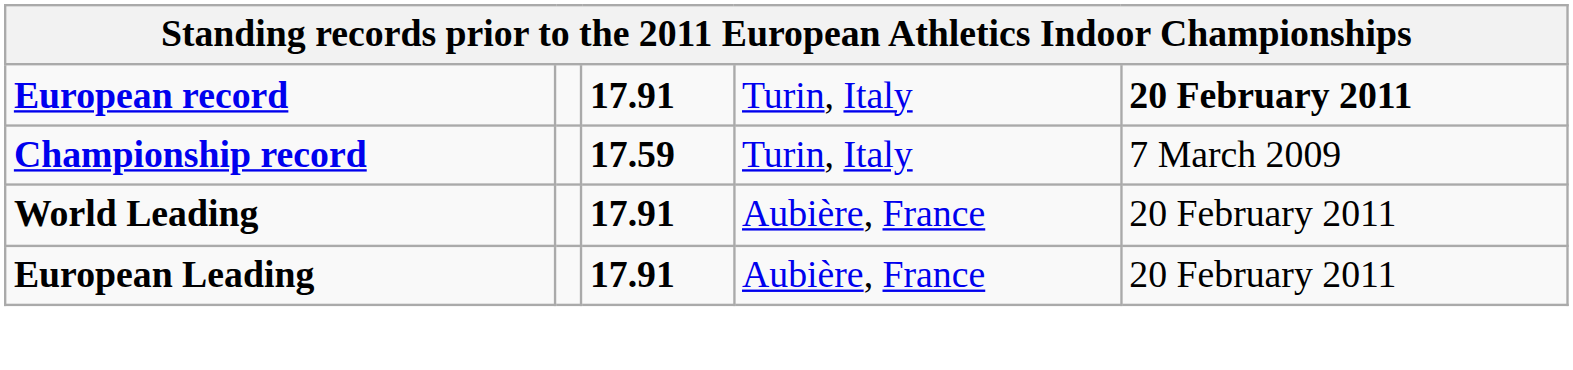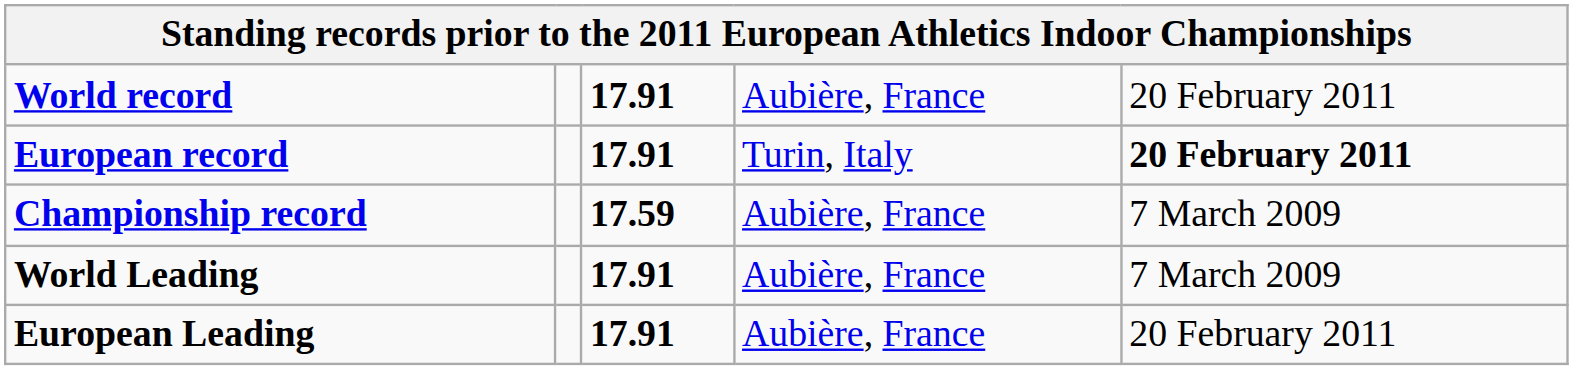+ row: (123, 94)
(827, 154) Turin, Italy -> (864, 214) Aubière, France
(1263, 214) 20 February 2011 -> (1235, 273) 7 March 2009
